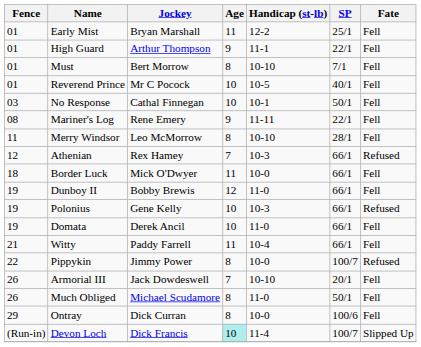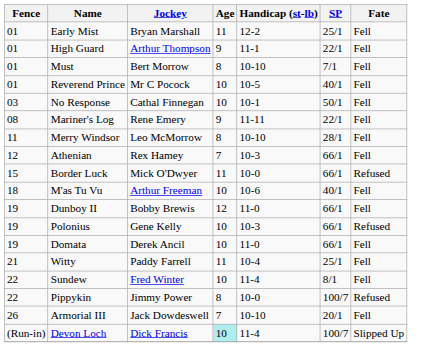(381, 155) Refused -> (362, 155) Fell
(13, 173) 18 -> (13, 173) 15
(372, 173) Fell -> (372, 173) Refused
+ row: (76, 191)
(342, 244) 66/1 -> (333, 262) 25/1
+ row: (69, 279)
- row: (83, 297)
- row: (66, 315)
